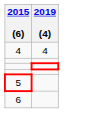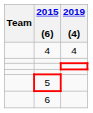+ column: (19, 23)
